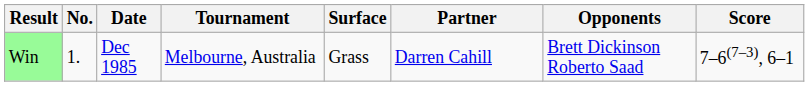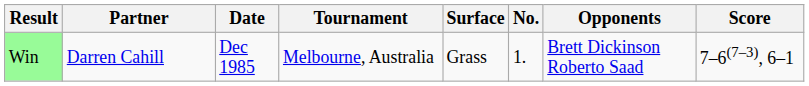columns swapped: (80, 18) <-> (467, 18)
